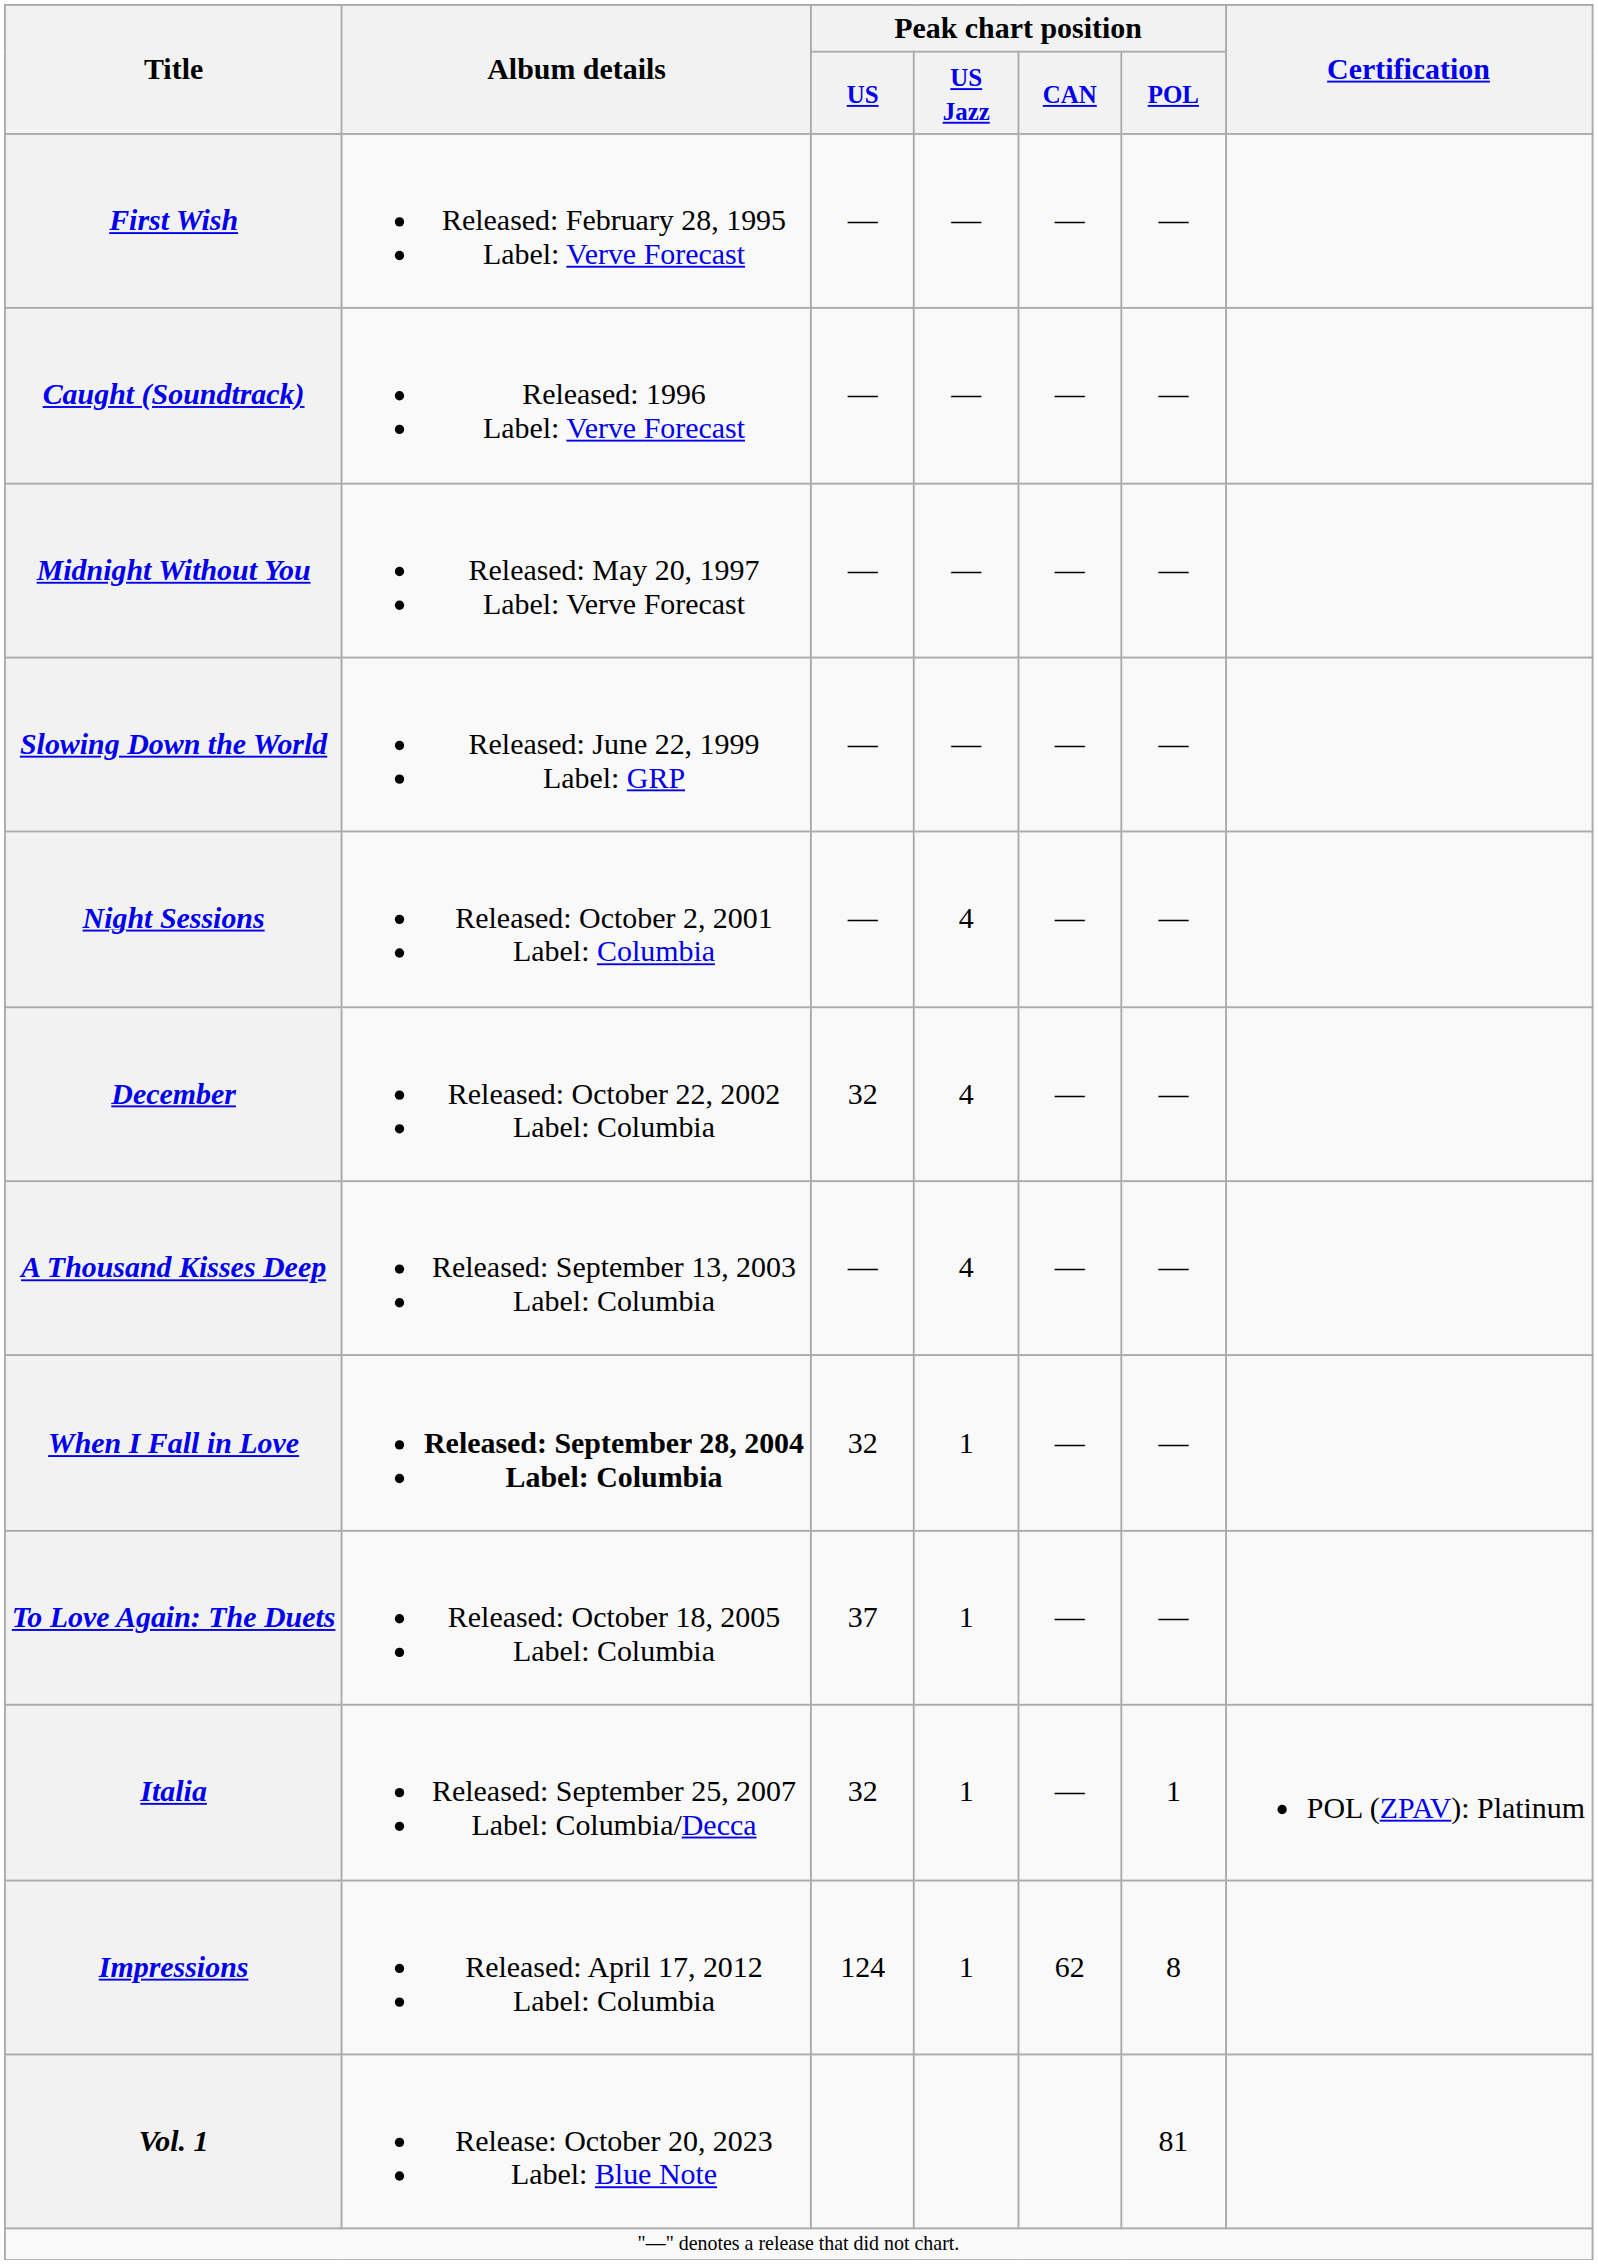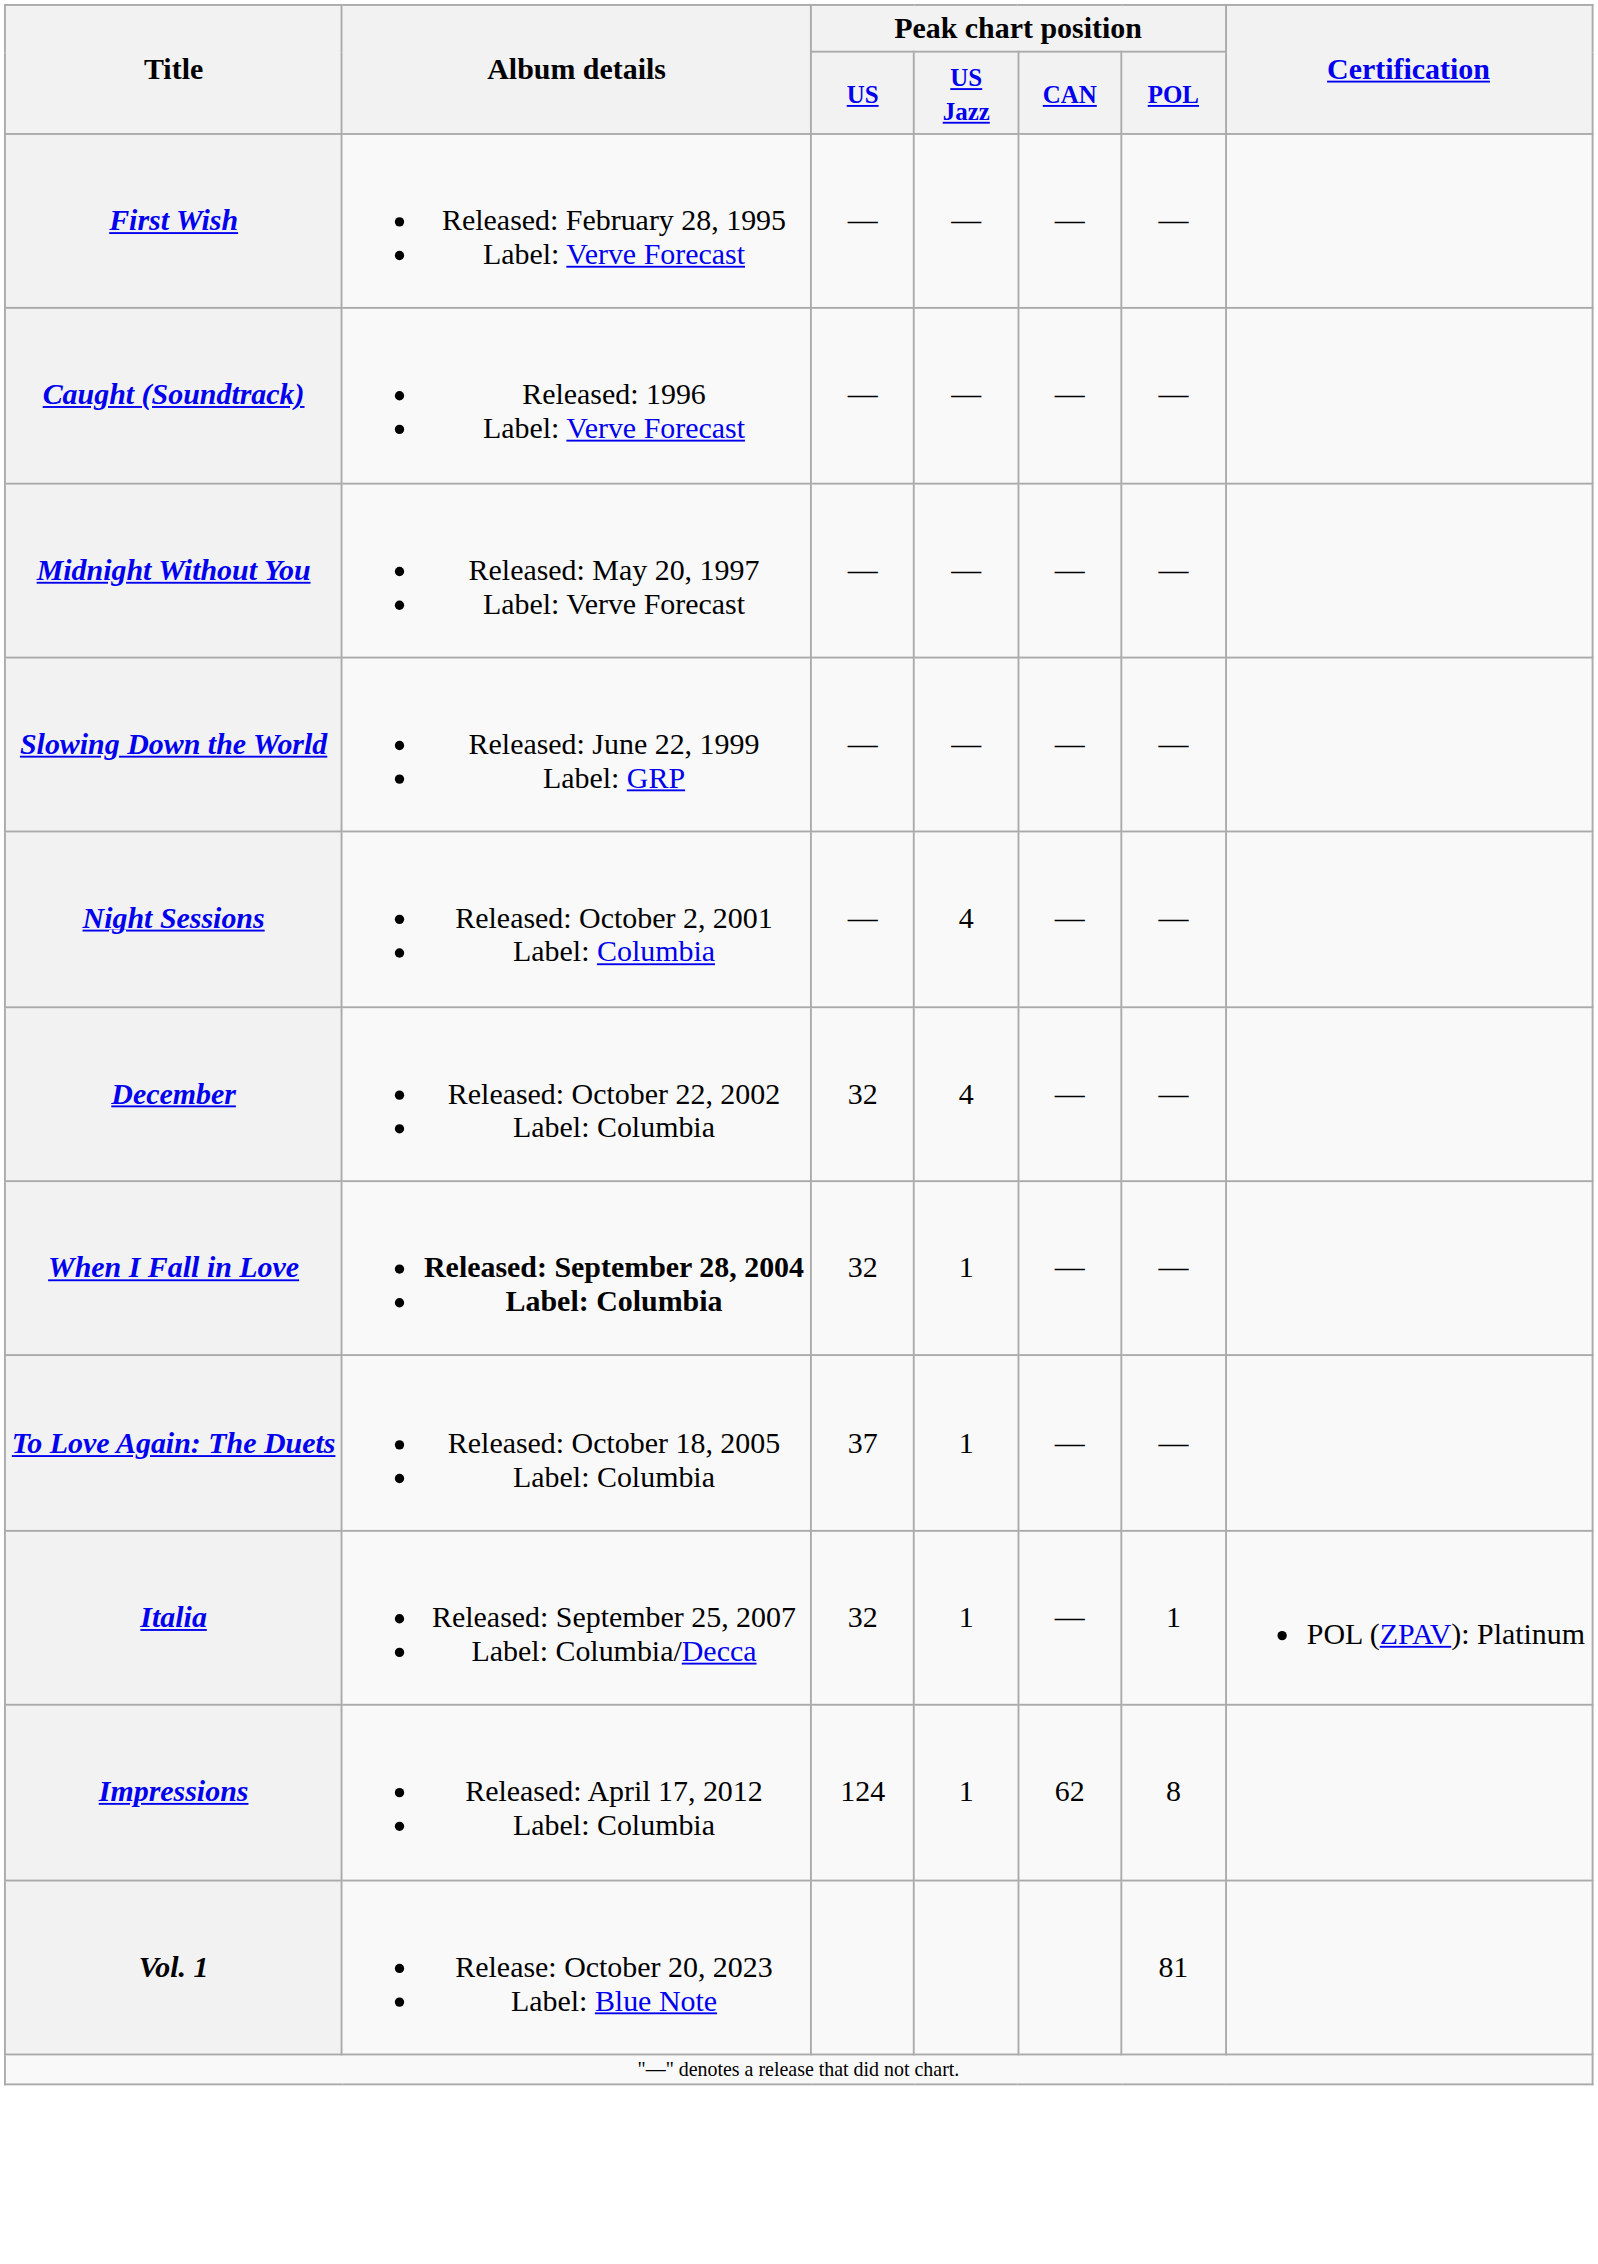- row: (174, 1268)
